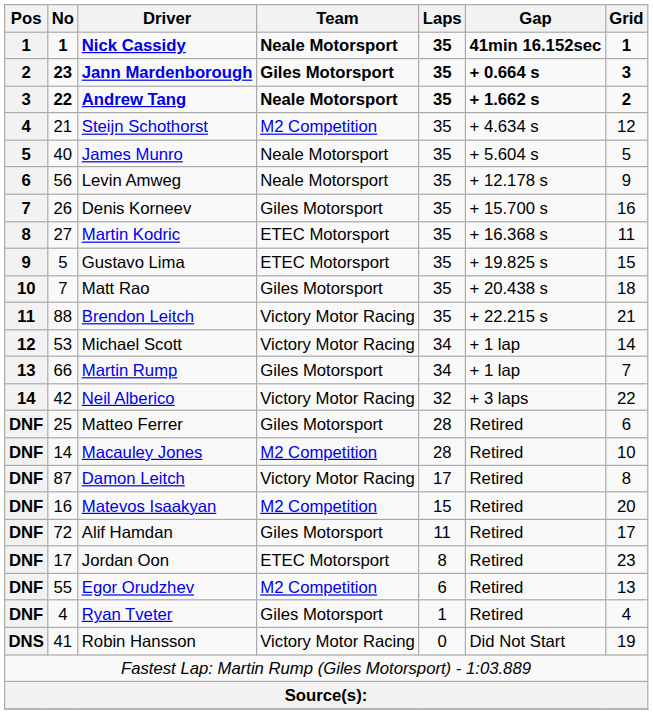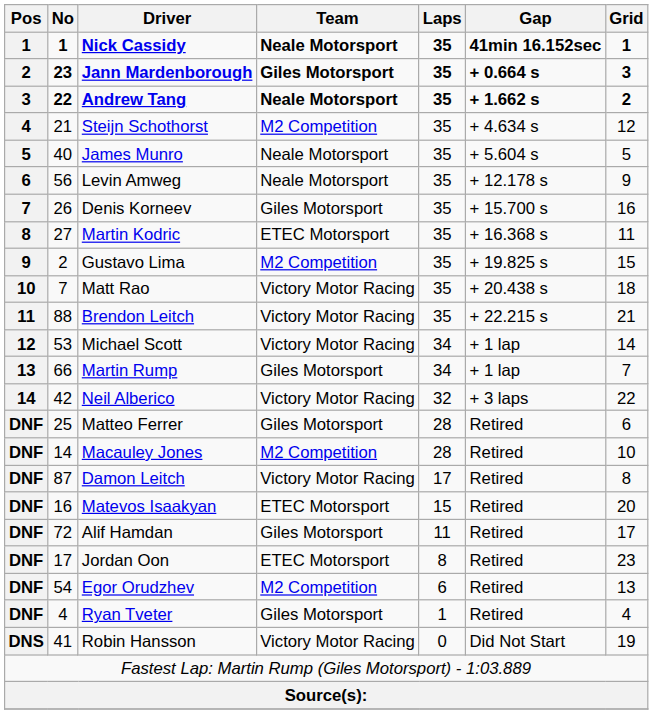(63, 262) 5 -> (63, 262) 2
(325, 262) ETEC Motorsport -> (319, 262) M2 Competition
(321, 289) Giles Motorsport -> (338, 289) Victory Motor Racing
(319, 505) M2 Competition -> (325, 505) ETEC Motorsport
(63, 587) 55 -> (63, 587) 54
